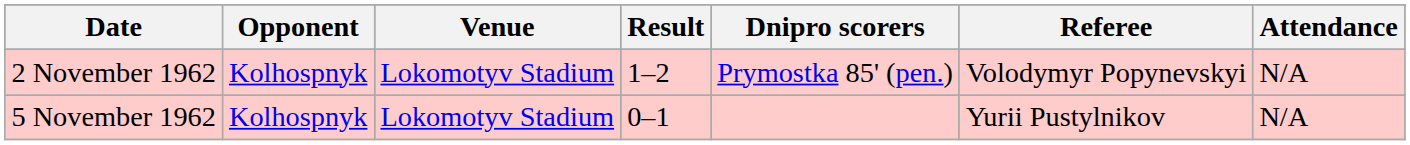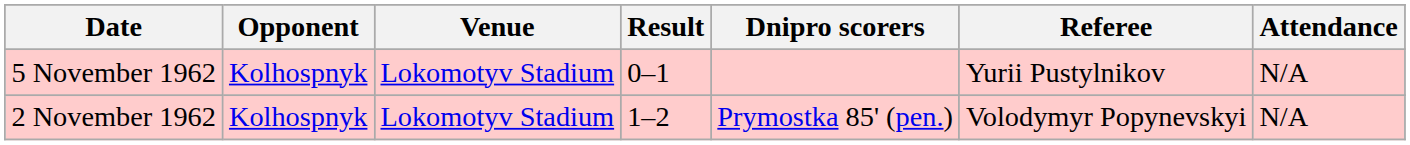rows swapped: (114, 71) <-> (114, 116)
